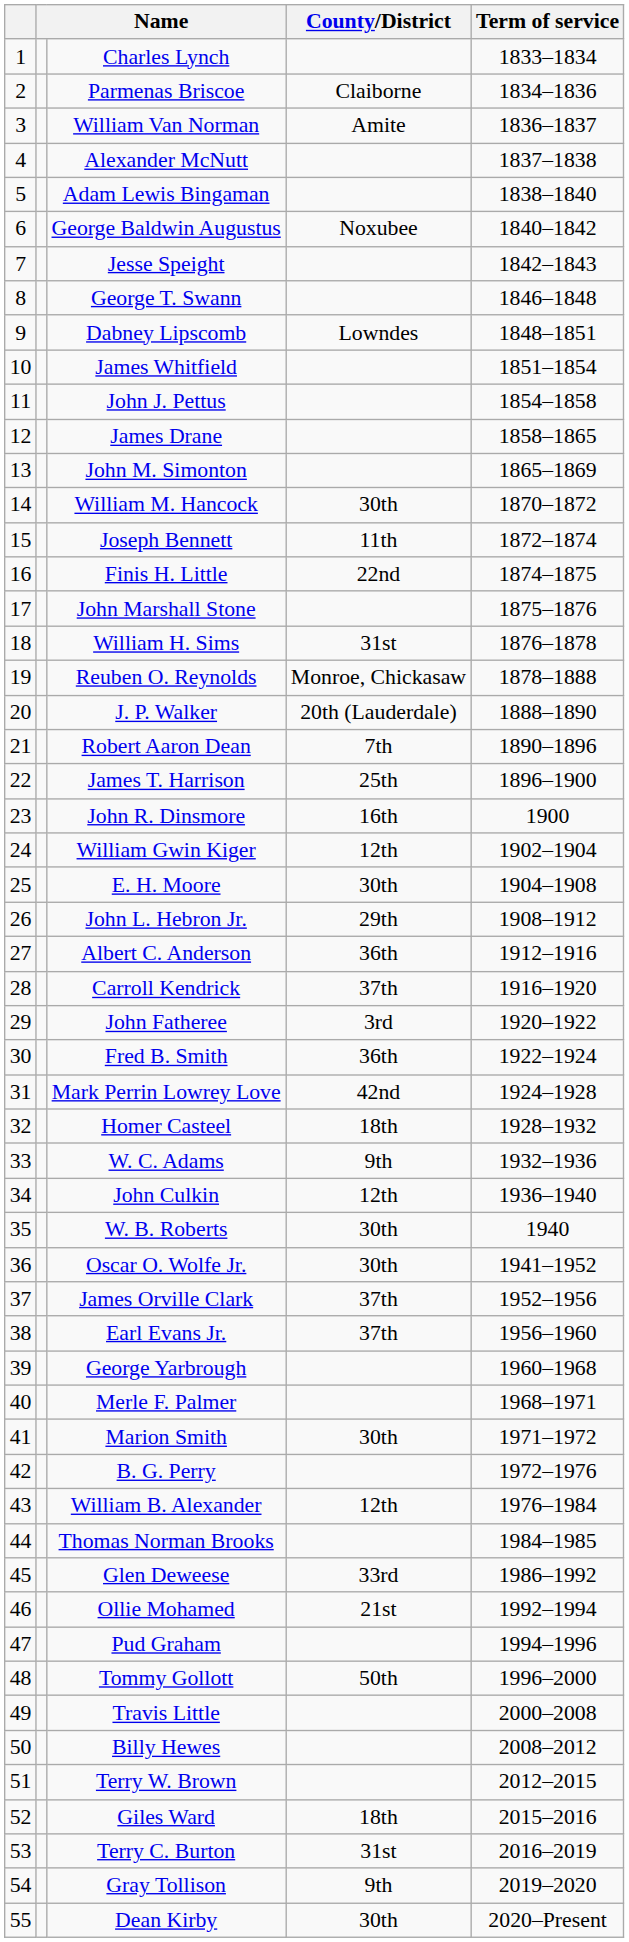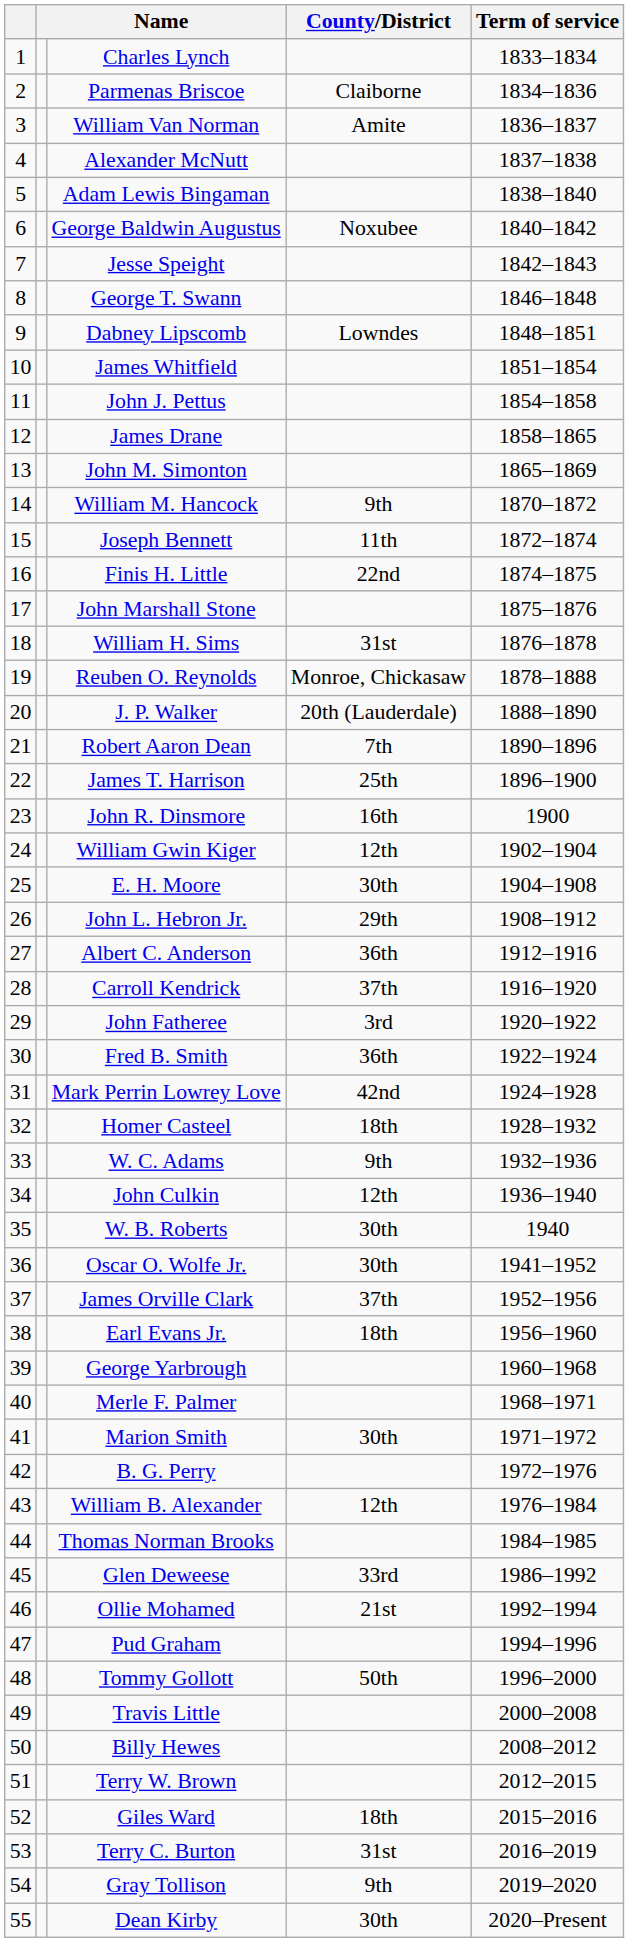(378, 504) 30th -> (378, 504) 9th
(378, 1333) 37th -> (378, 1333) 18th
